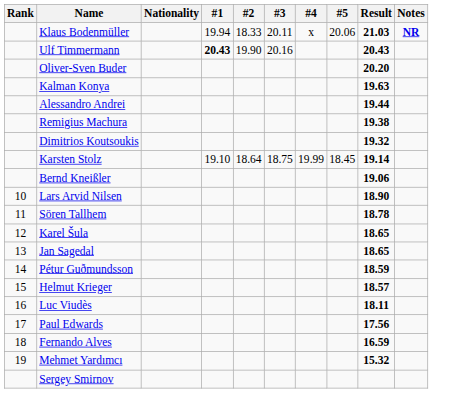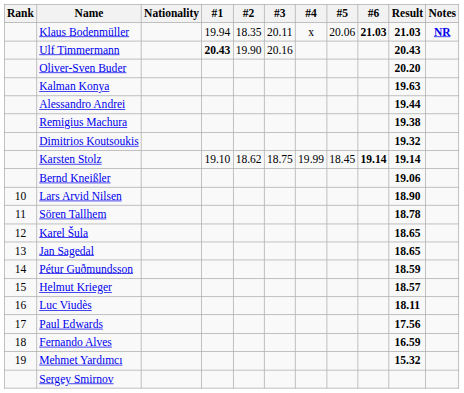+ column: (374, 13)
(249, 31) 18.33 -> (249, 31) 18.35
(249, 159) 18.64 -> (249, 159) 18.62
